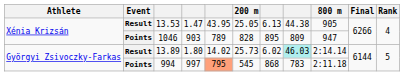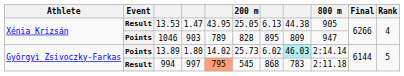(139, 51) Result -> (139, 51) Points
(139, 64) Points -> (139, 64) Result
